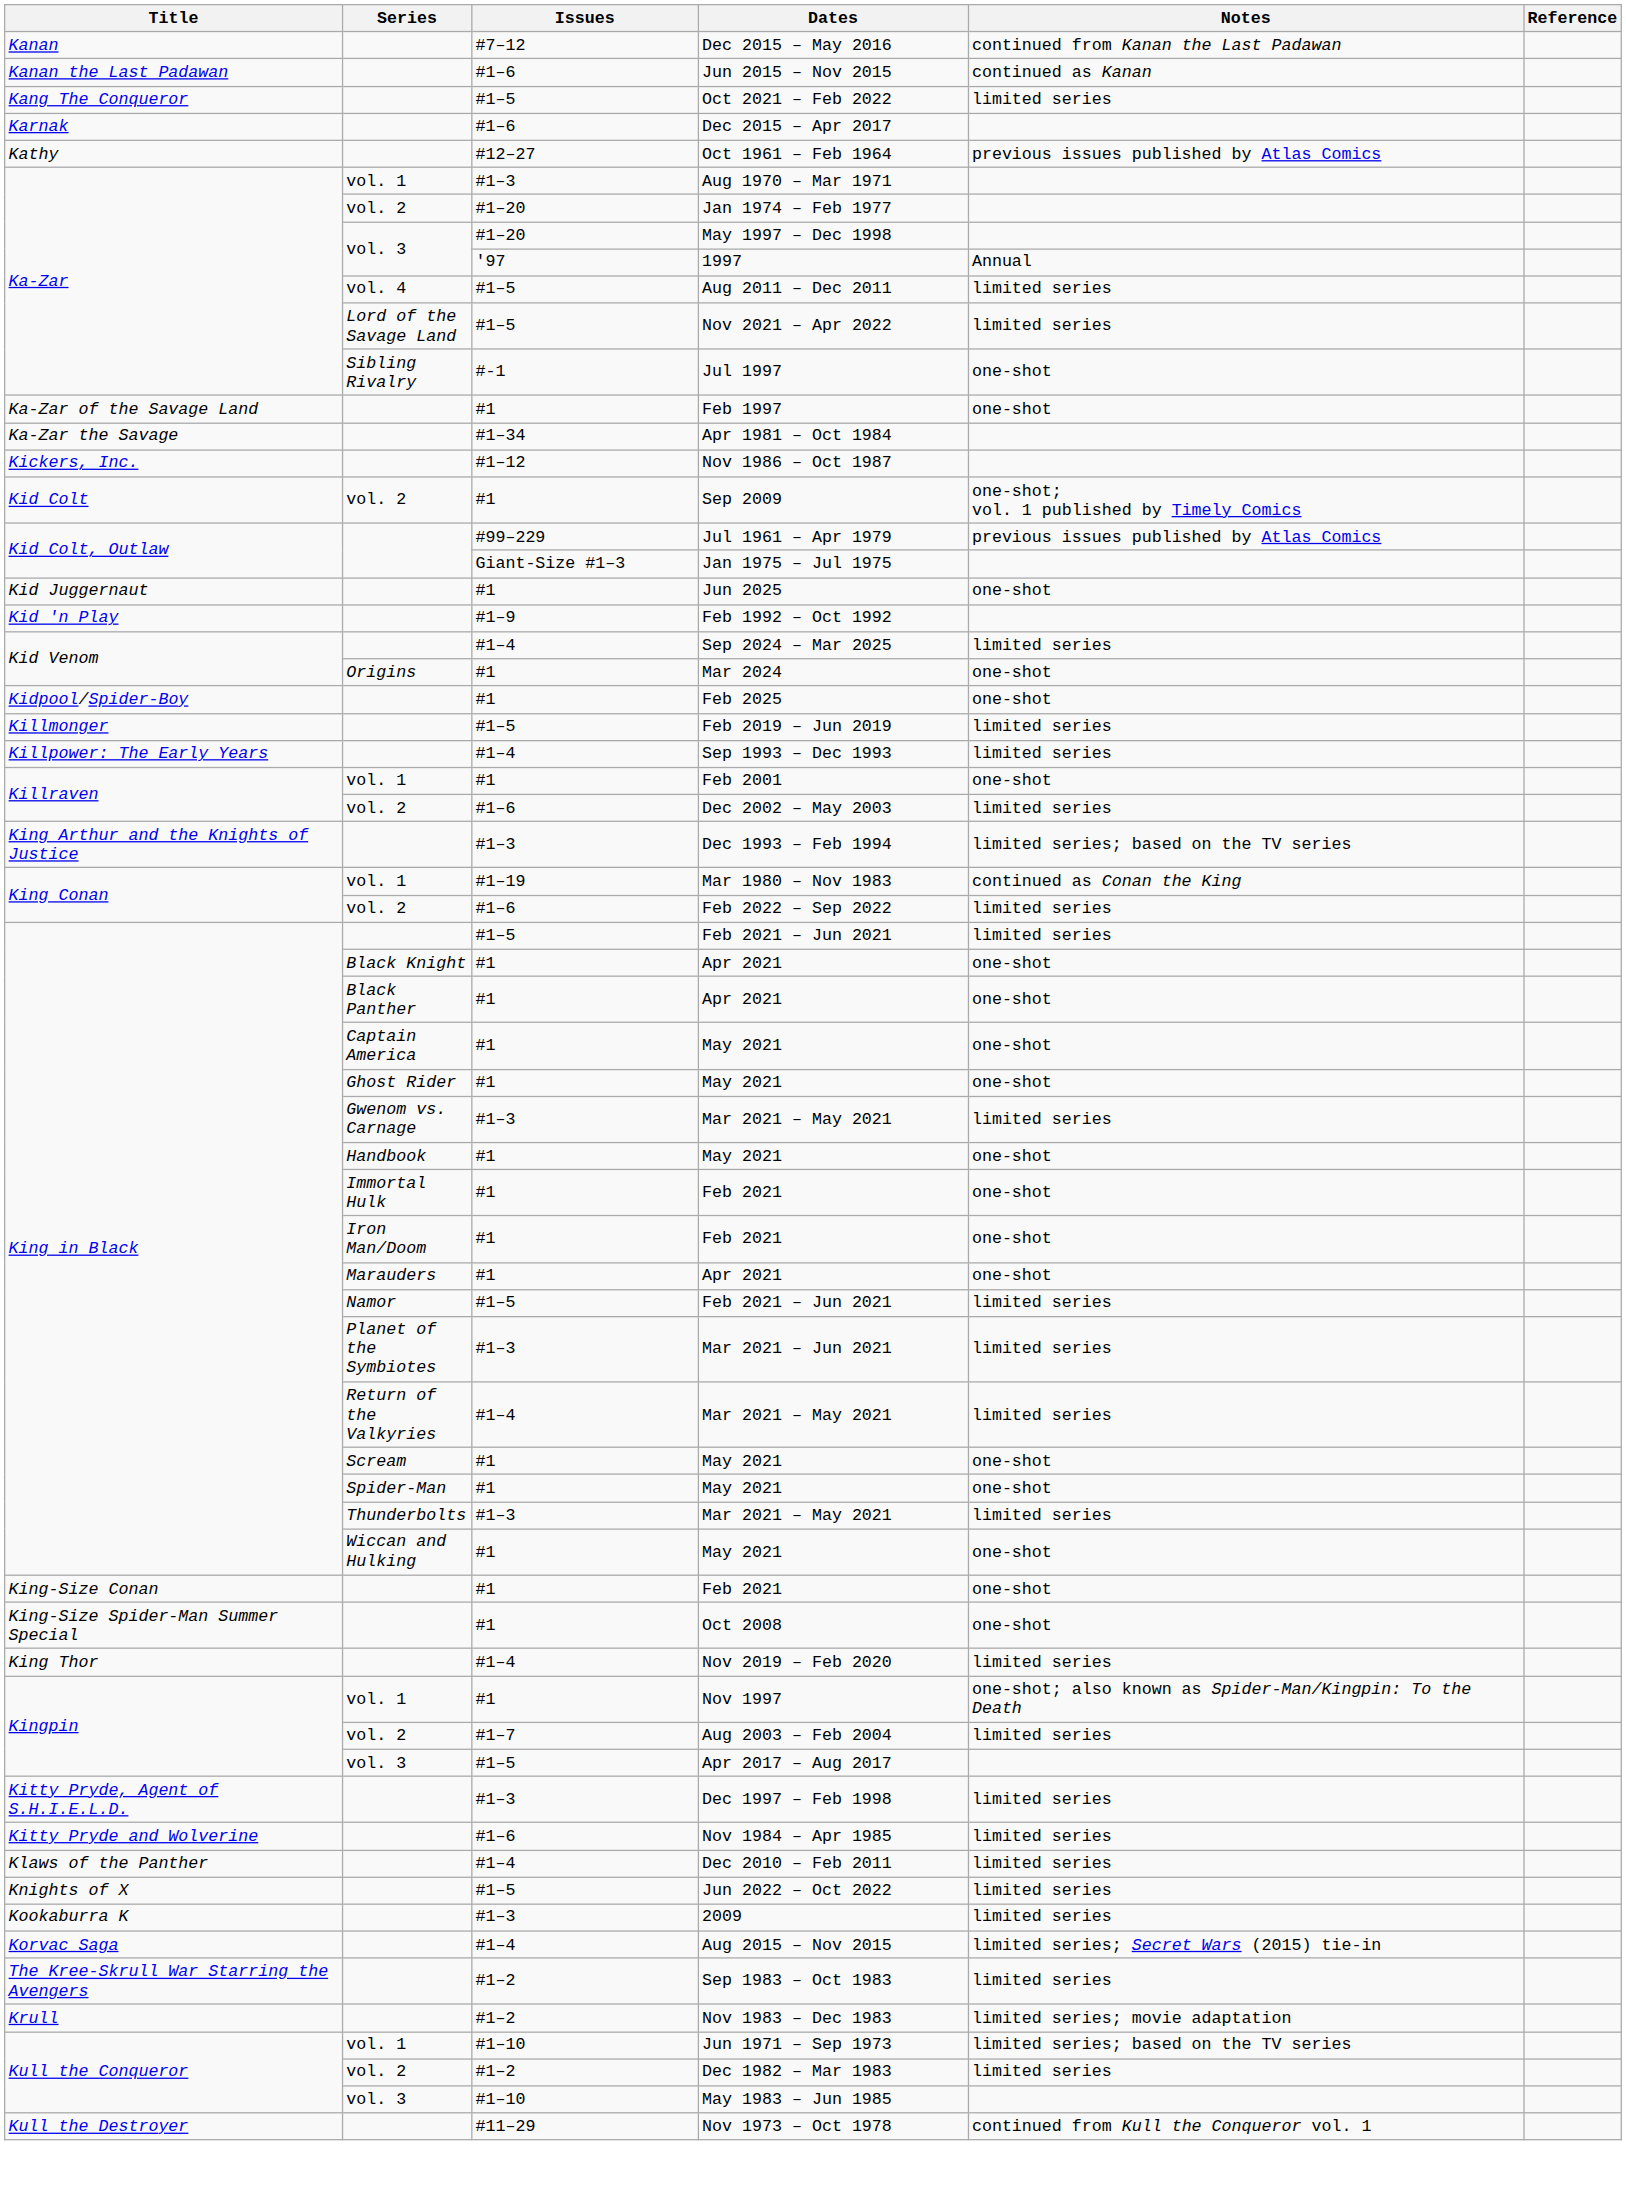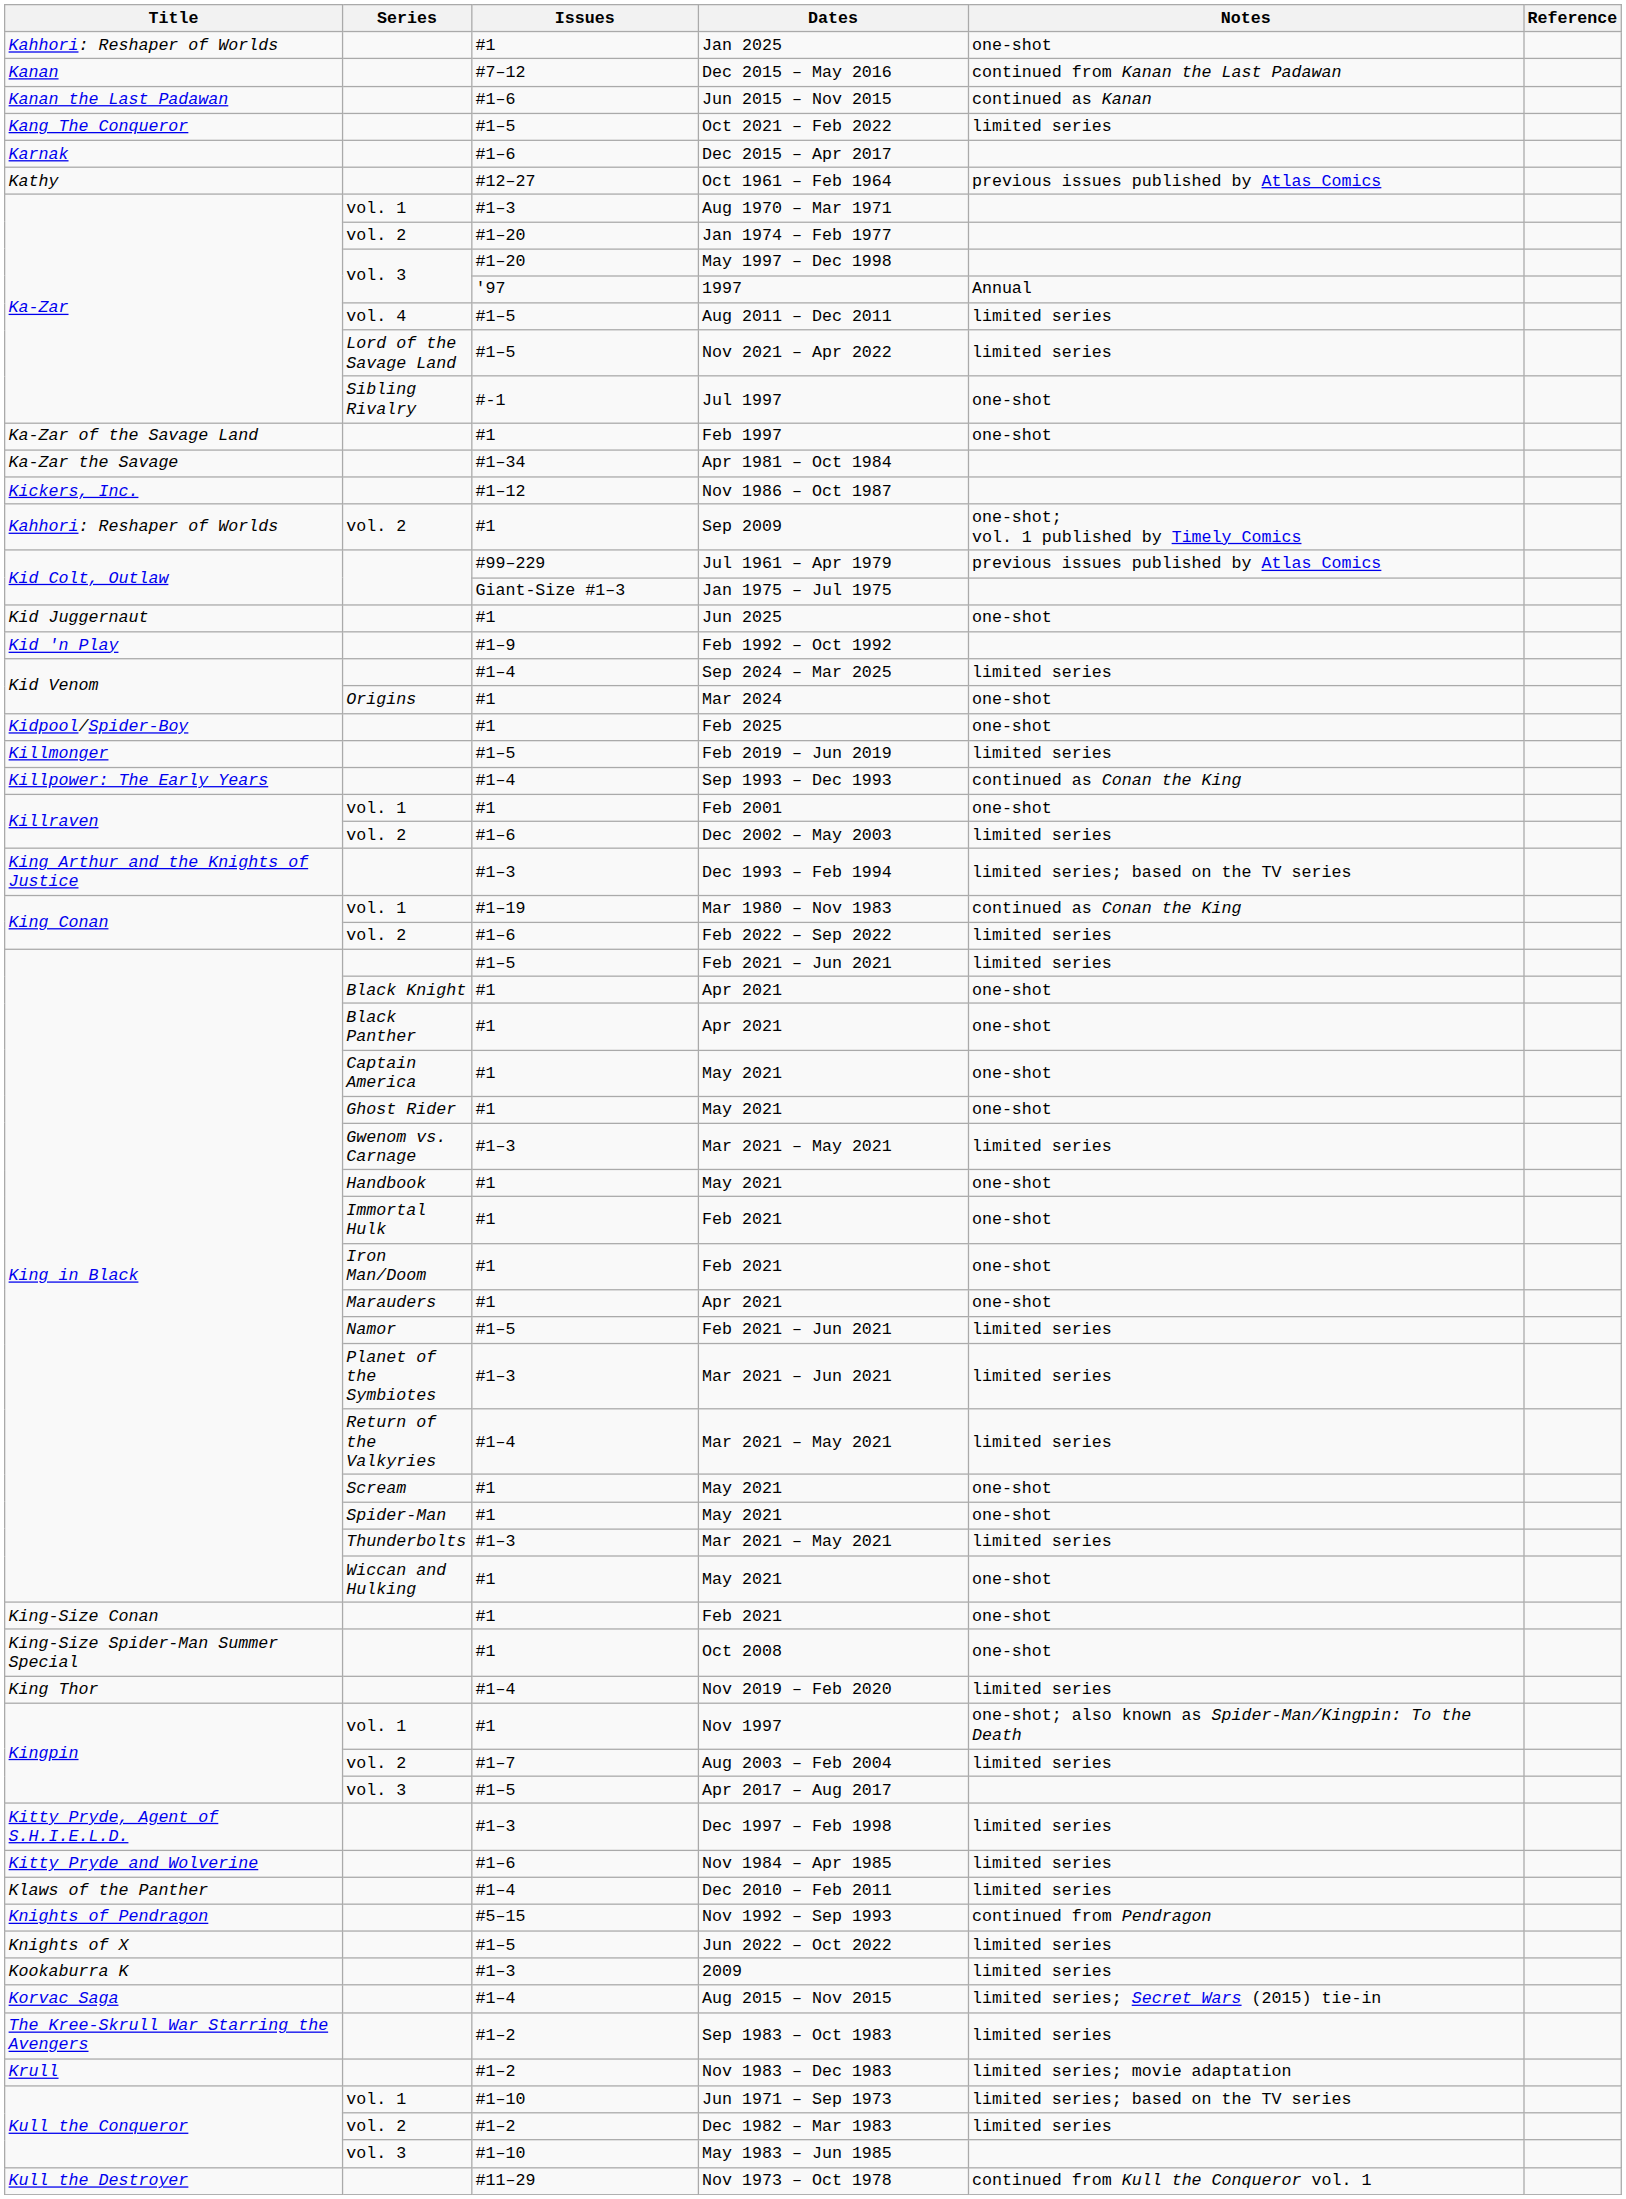+ row: (407, 45)
(49, 500) Kid Colt -> (143, 527) Kahhori: Reshaper of Worlds
(1042, 754) limited series -> (1107, 781) continued as Conan the King
+ row: (407, 1918)
